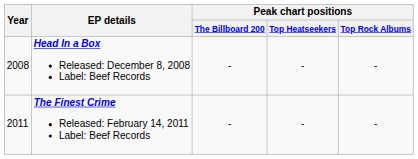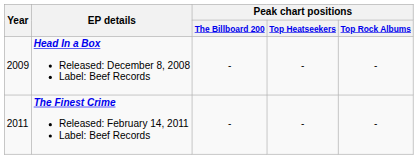(18, 65) 2008 -> (18, 65) 2009
